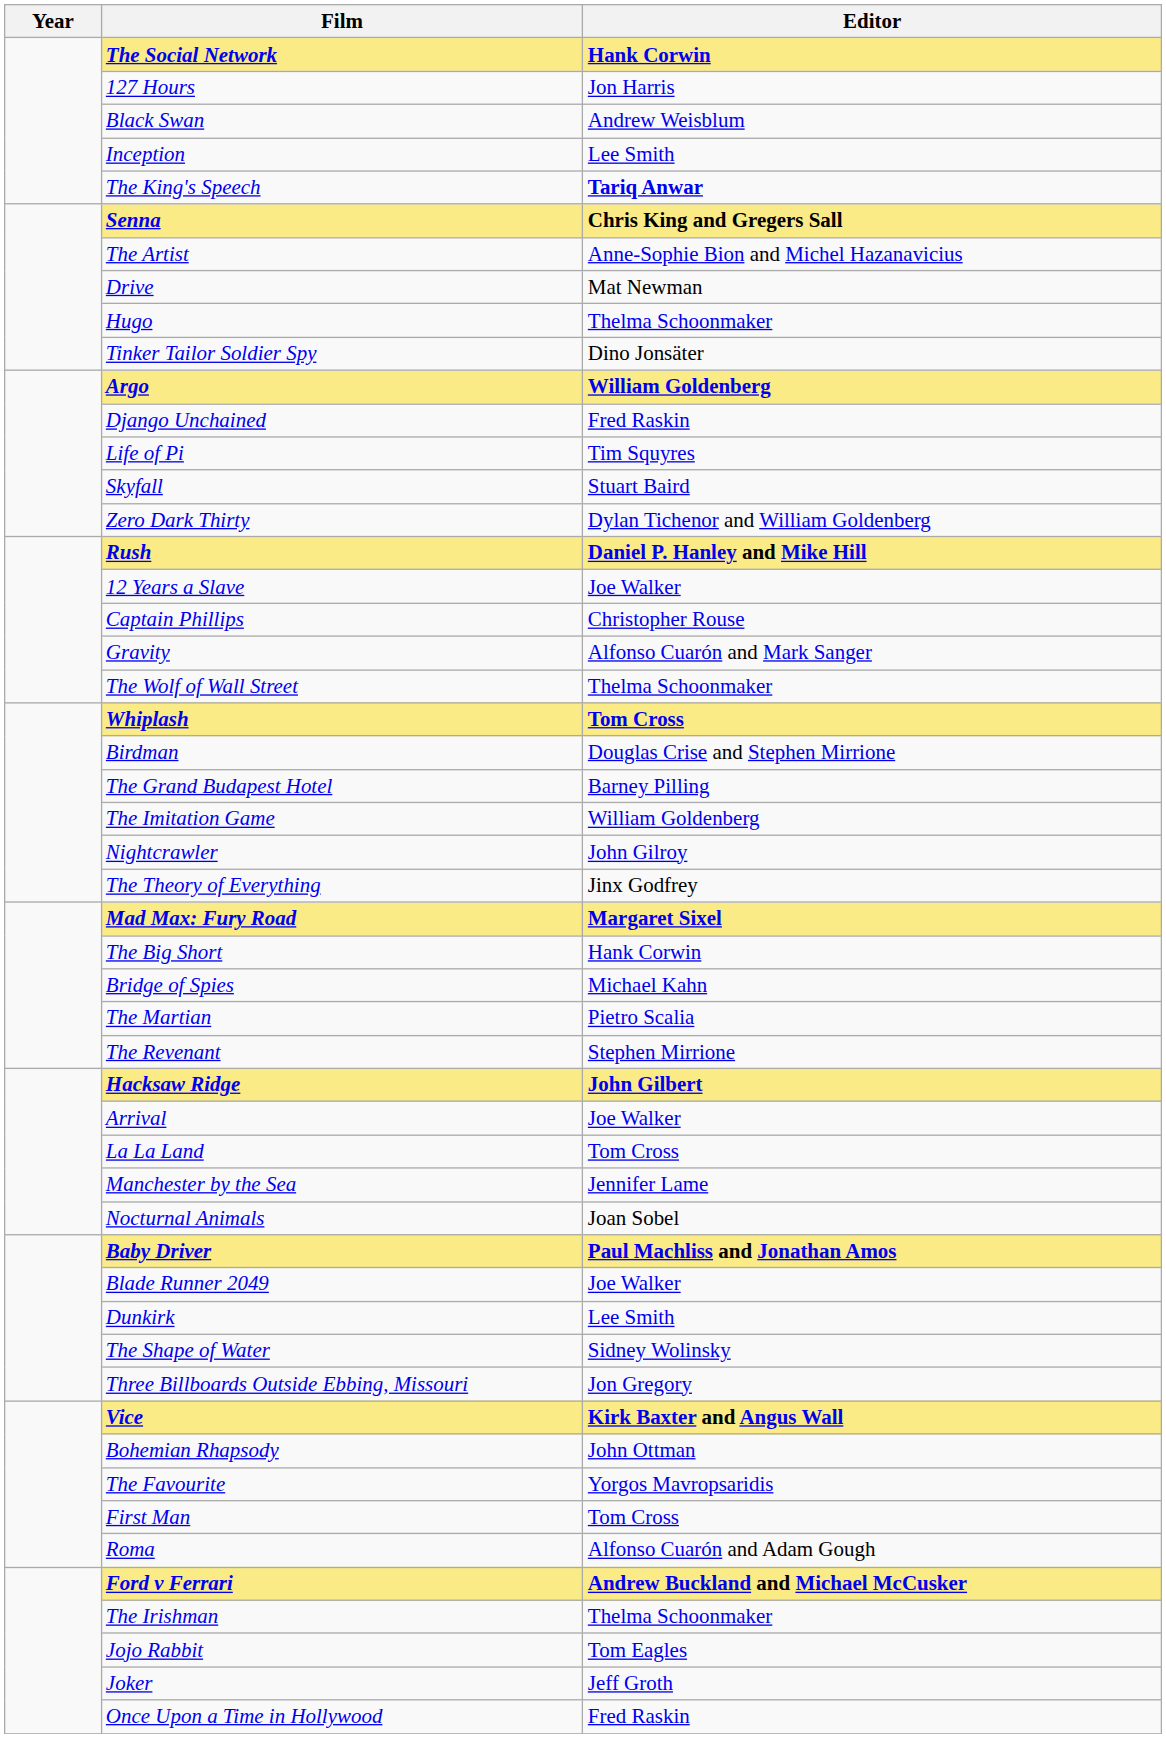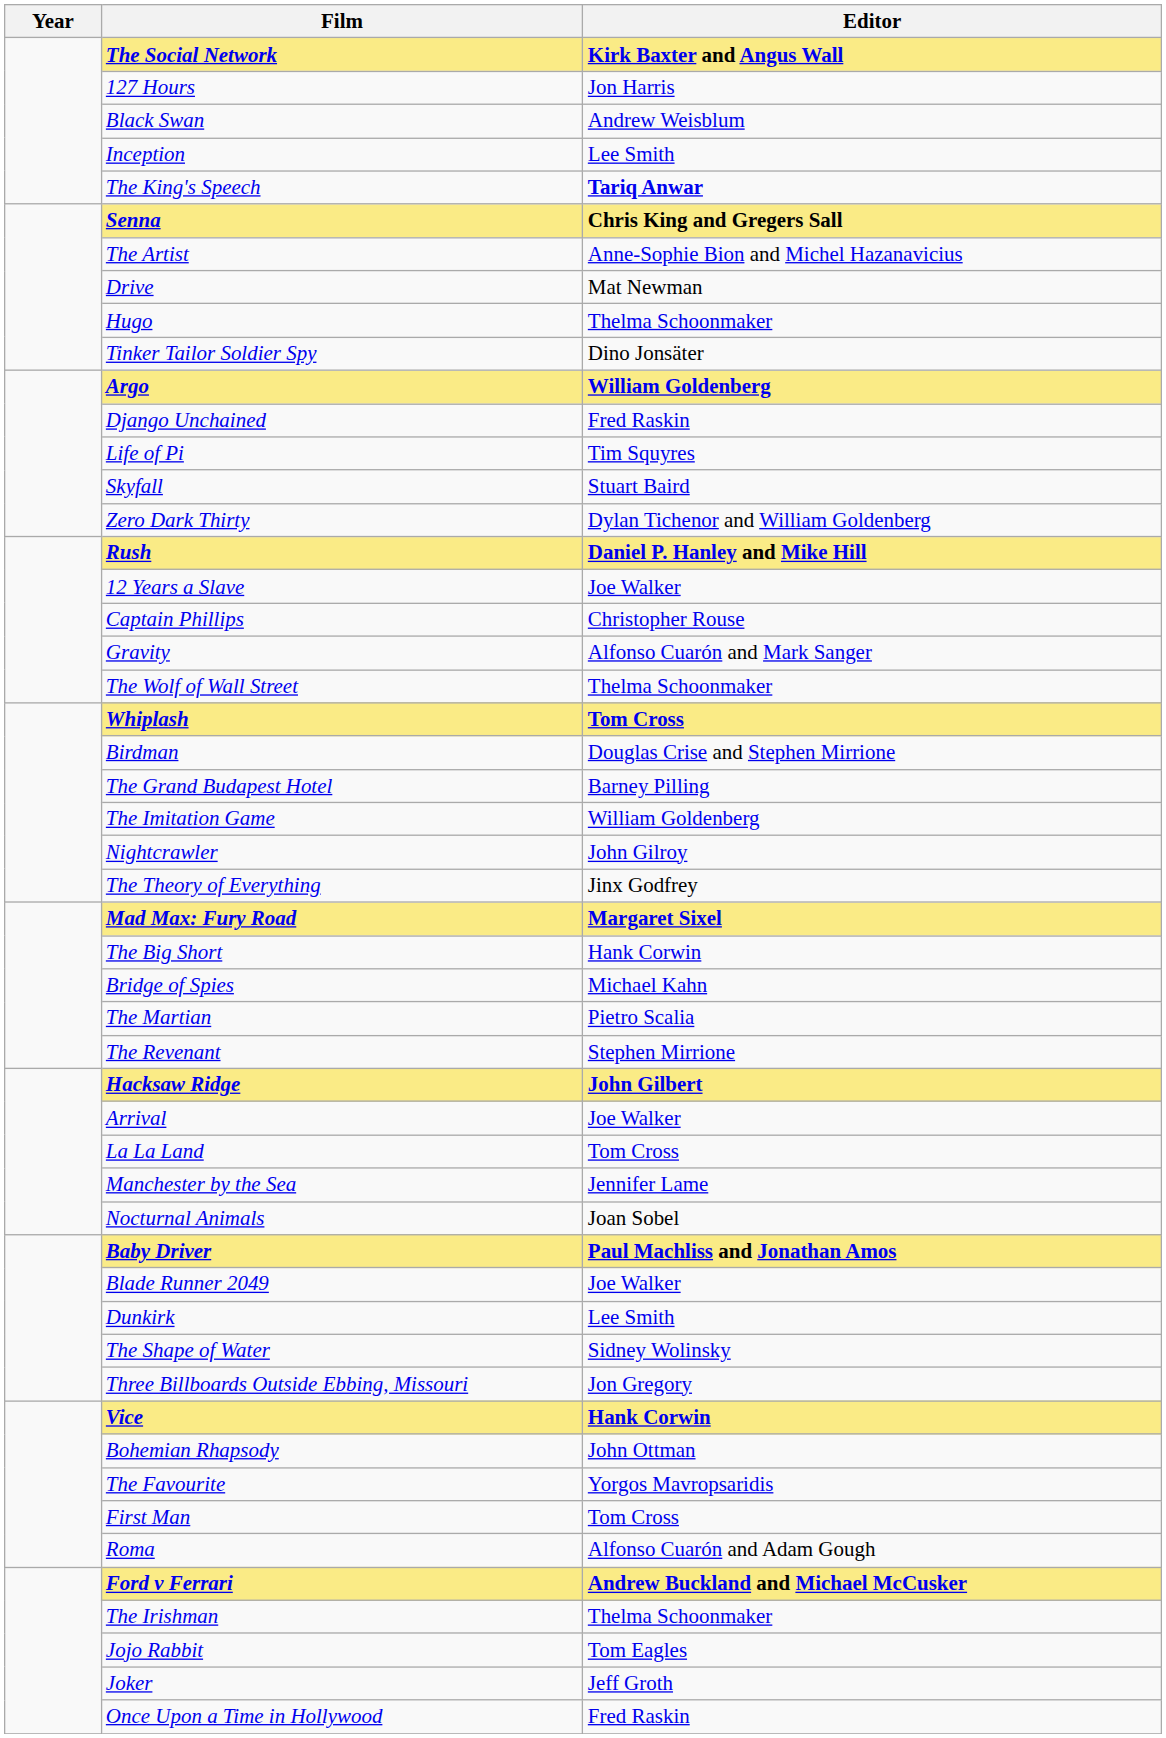(649, 54) Hank Corwin -> (716, 54) Kirk Baxter and Angus Wall
(716, 1417) Kirk Baxter and Angus Wall -> (649, 1417) Hank Corwin
